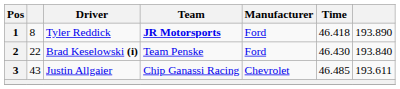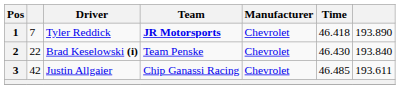(32, 32) 8 -> (32, 32) 7
(255, 32) Ford -> (267, 32) Chevrolet
(255, 51) Ford -> (267, 51) Chevrolet
(35, 70) 43 -> (35, 70) 42
